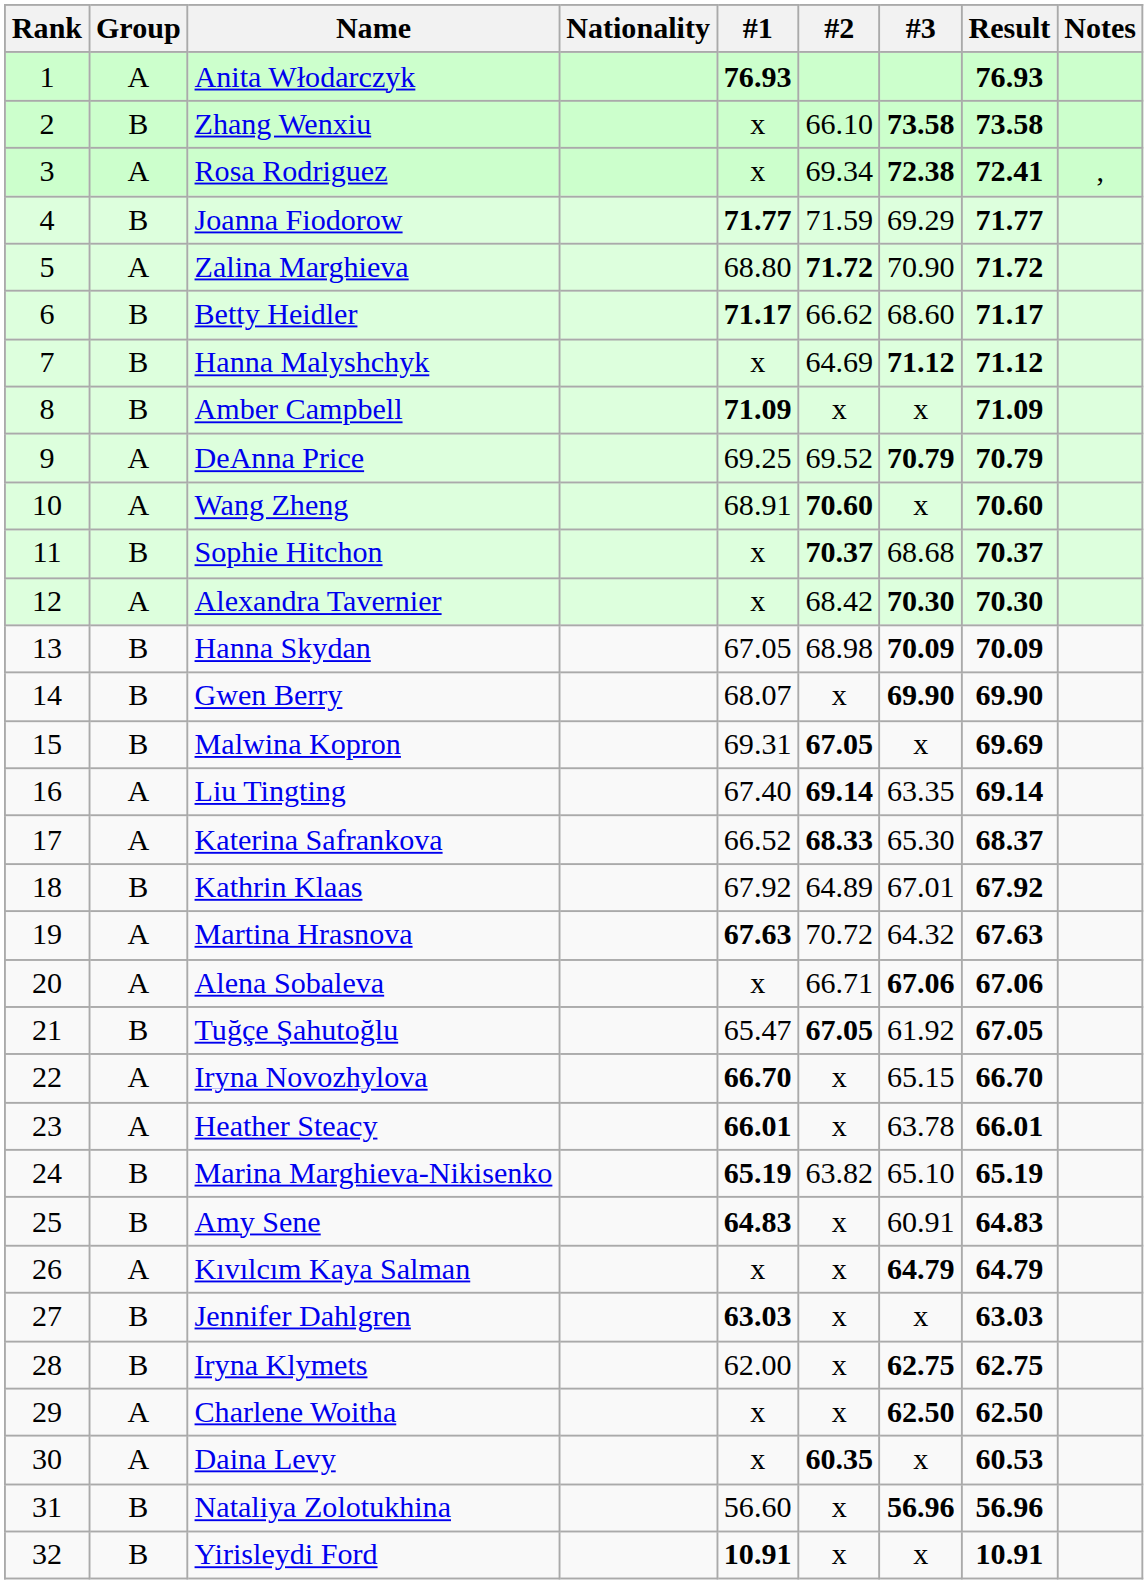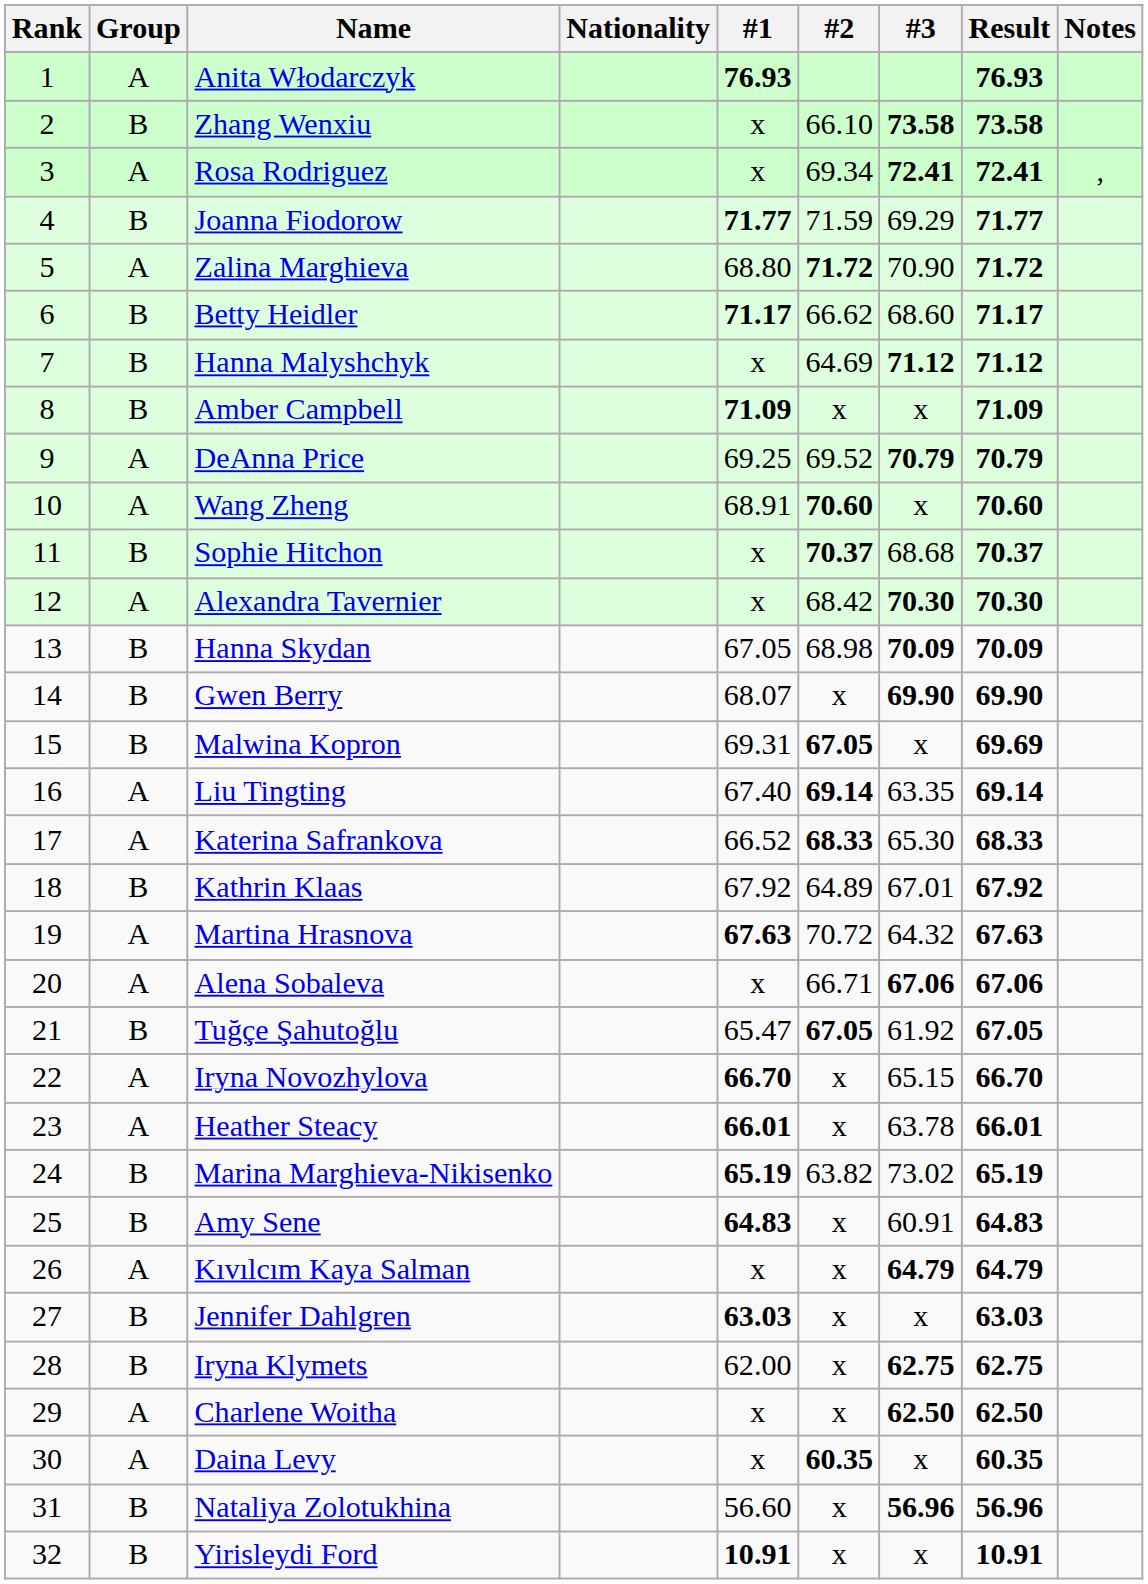(921, 171) 72.38 -> (921, 171) 72.41
(1009, 839) 68.37 -> (1009, 839) 68.33
(921, 1173) 65.10 -> (921, 1173) 73.02
(1009, 1459) 60.53 -> (1009, 1459) 60.35
